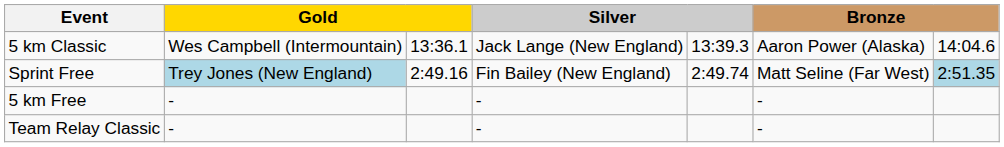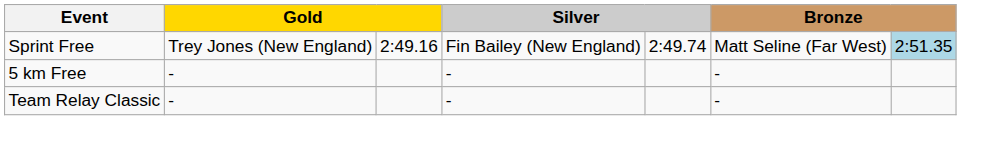- row: (57, 45)
(270, 73) lightblue background -> (270, 45) no background
